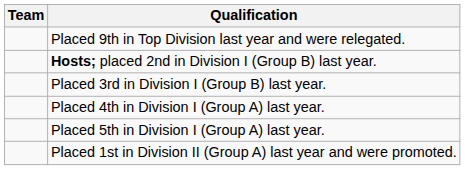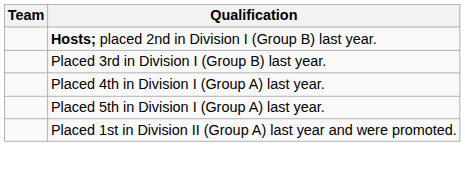- row: (228, 38)
